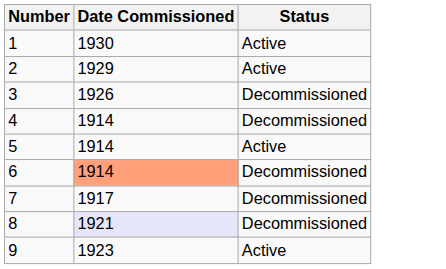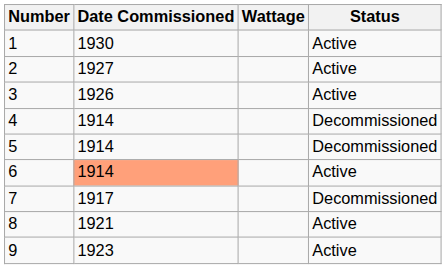+ column: (273, 17)
(96, 69) 1929 -> (96, 69) 1927
(304, 95) Decommissioned -> (334, 95) Active
(264, 146) Active -> (375, 146) Decommissioned
(304, 172) Decommissioned -> (334, 172) Active
(96, 224) lavender background -> (96, 224) no background
(304, 224) Decommissioned -> (334, 224) Active
